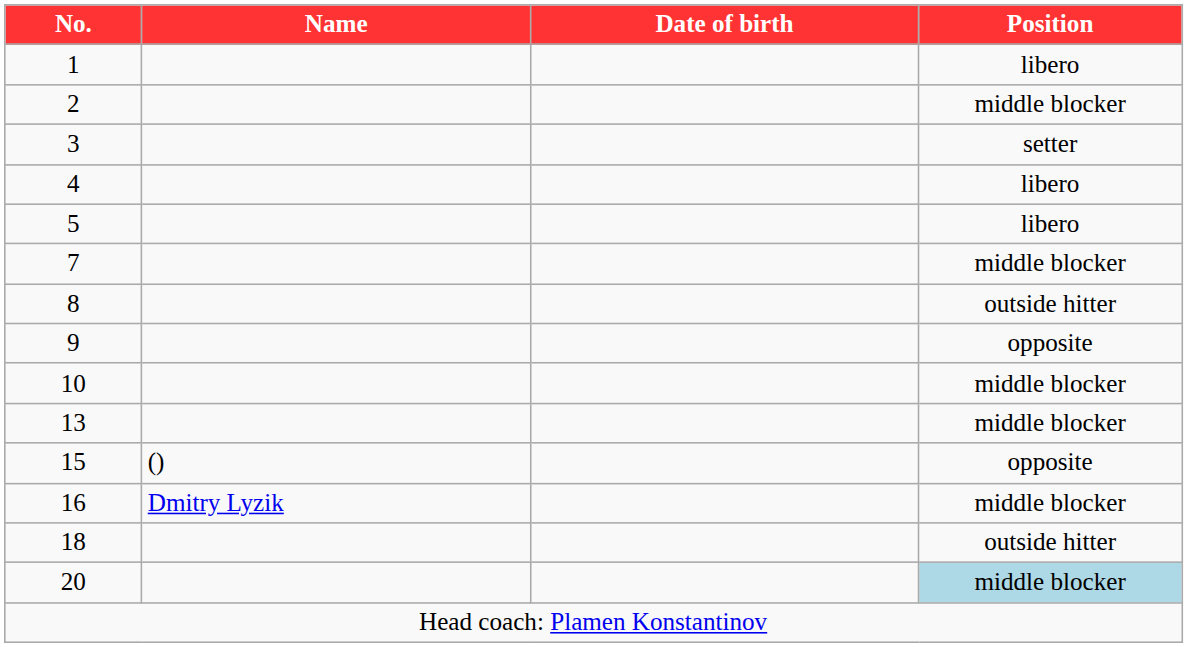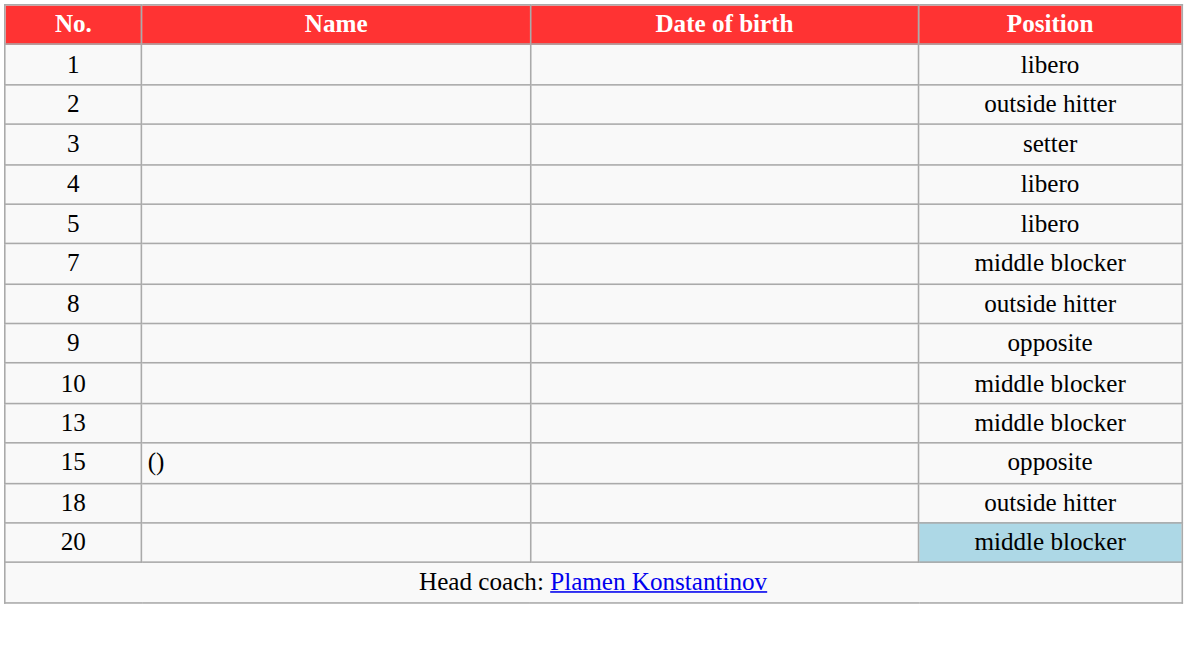(1050, 104) middle blocker -> (1050, 104) outside hitter
- row: (73, 502)
